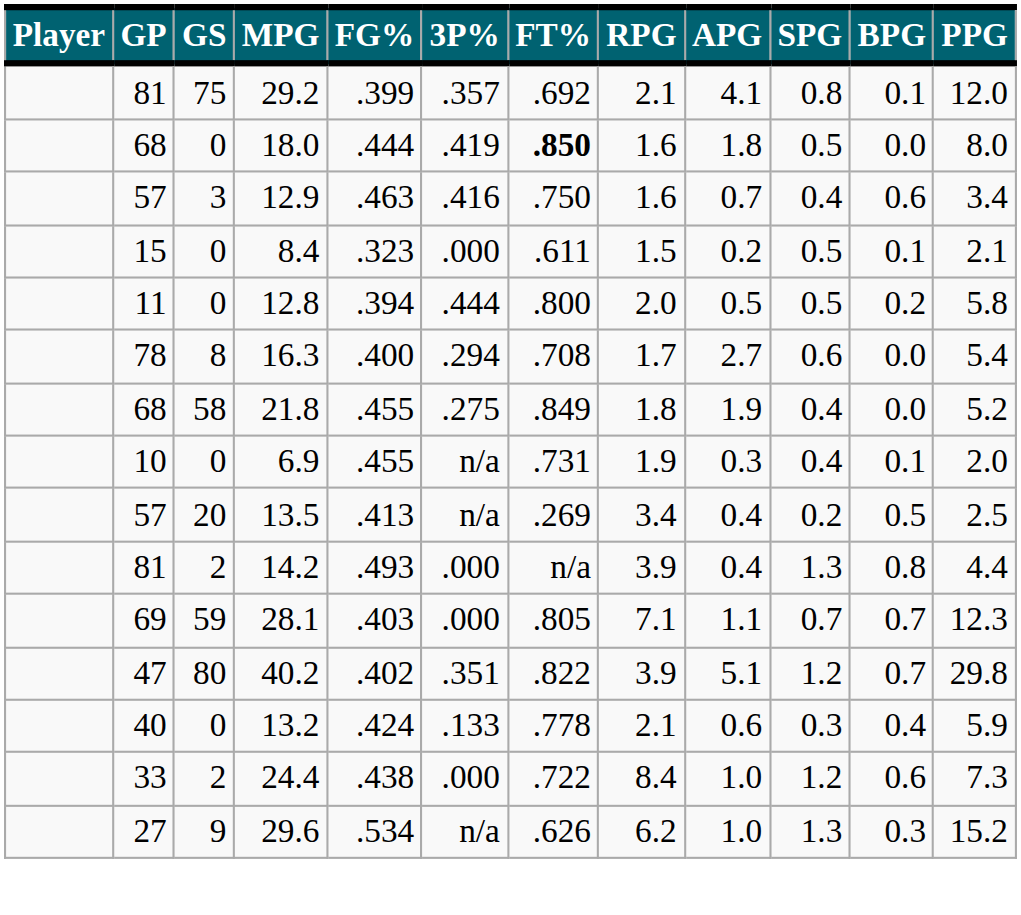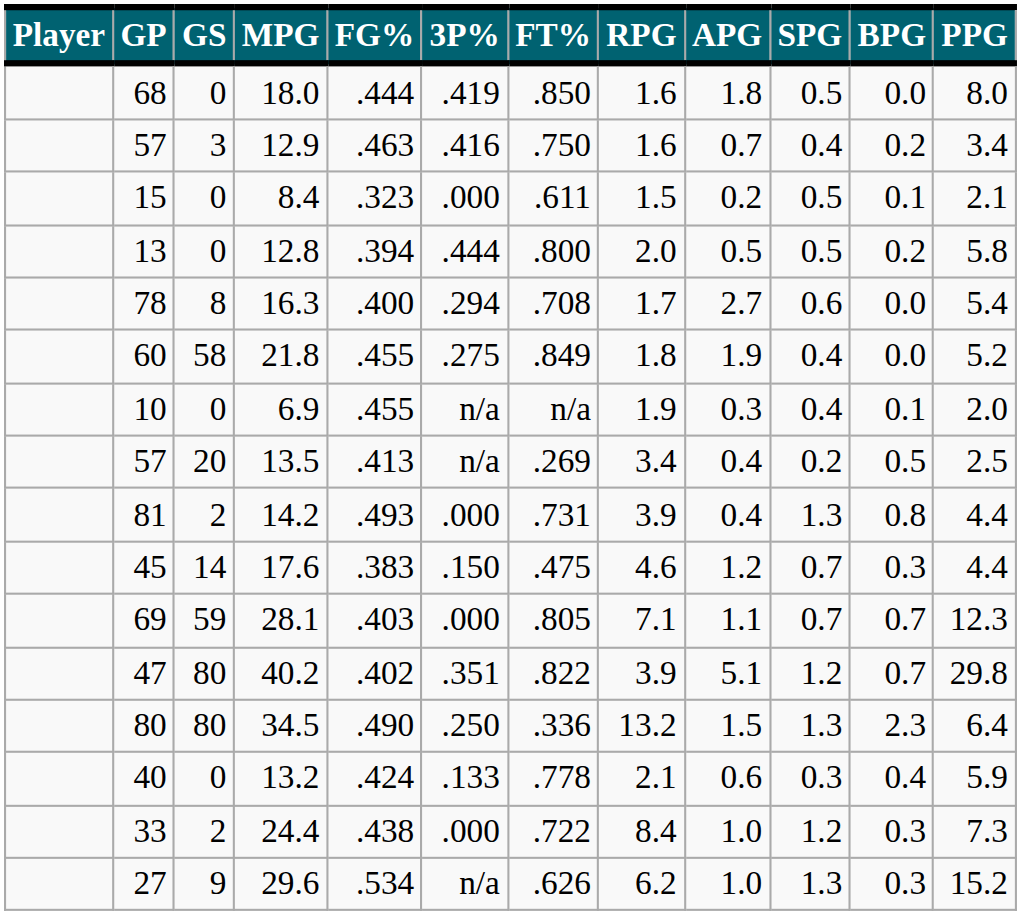- row: (290, 91)
(562, 144) bold -> (562, 91) normal
(905, 197) 0.6 -> (905, 144) 0.2
(151, 303) 11 -> (150, 250) 13
(150, 408) 68 -> (150, 355) 60
(562, 461) .731 -> (571, 408) n/a
(571, 567) n/a -> (562, 514) .731
+ row: (290, 567)
+ row: (290, 725)
(905, 778) 0.6 -> (905, 830) 0.3
